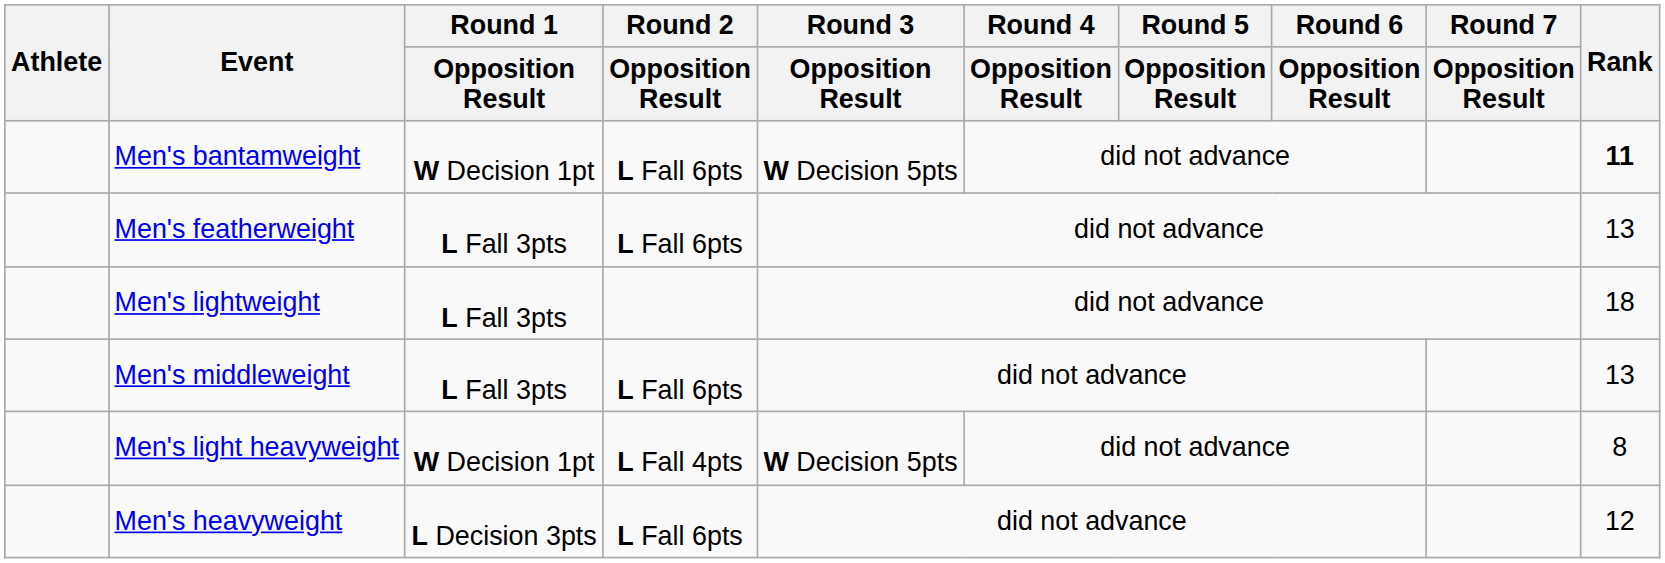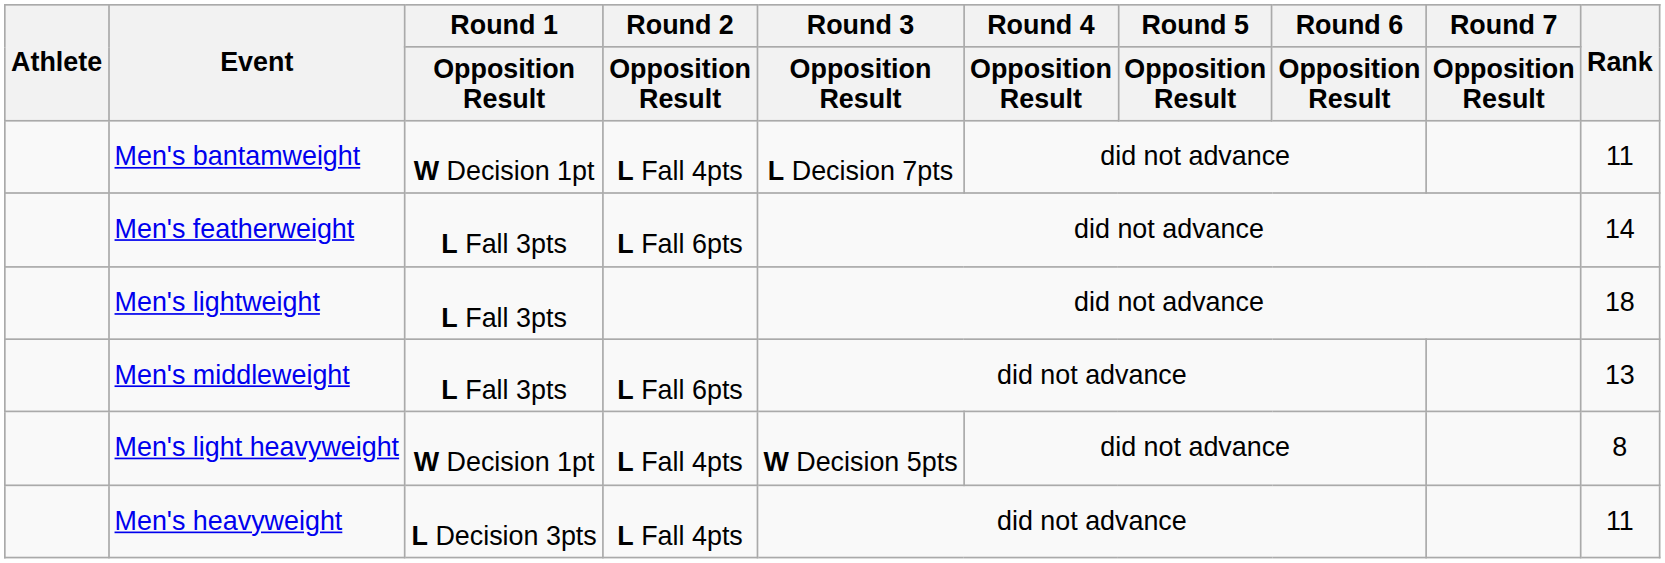(680, 171) L Fall 6pts -> (680, 171) L Fall 4pts
(860, 171) W Decision 5pts -> (860, 171) L Decision 7pts
(1620, 156) bold -> (1620, 156) normal
(1620, 229) 13 -> (1620, 229) 14
(680, 535) L Fall 6pts -> (680, 535) L Fall 4pts
(1620, 520) 12 -> (1620, 520) 11
